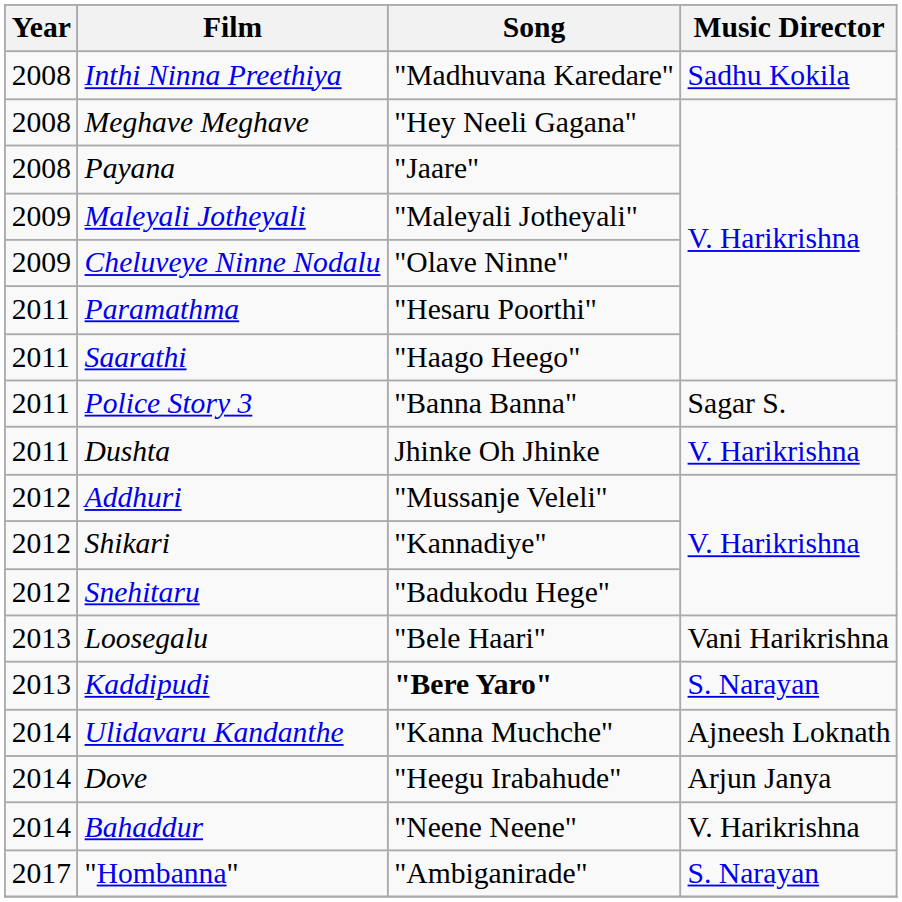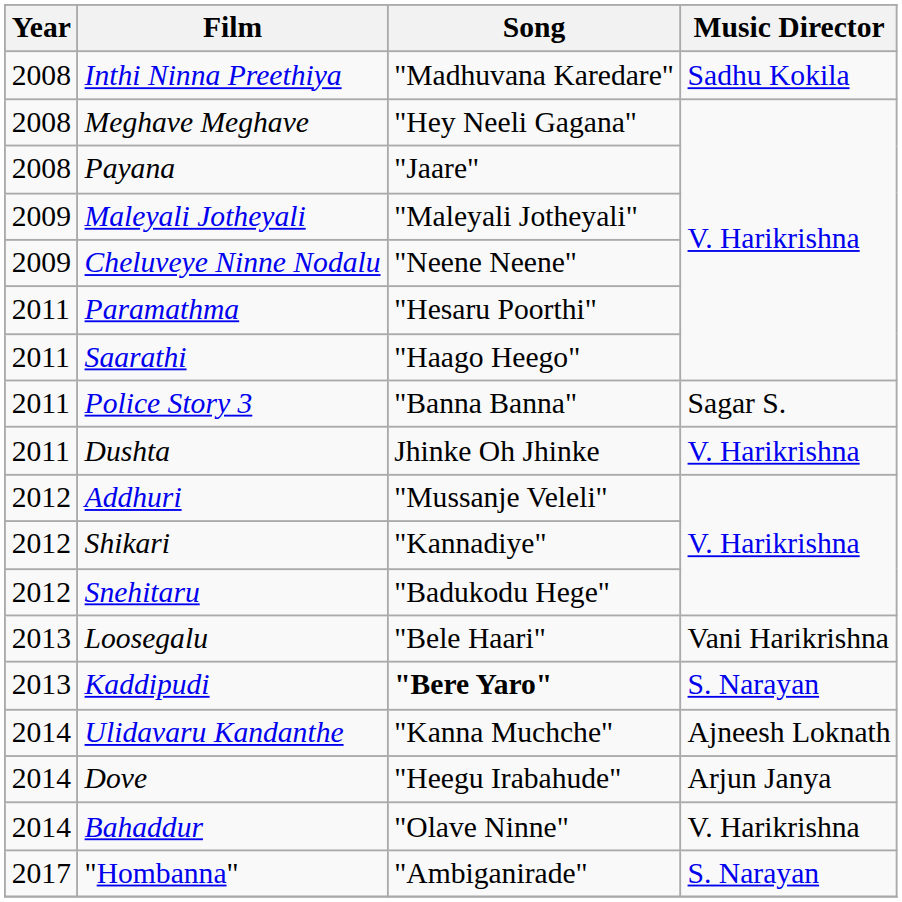(481, 262) "Olave Ninne" -> (486, 262) "Neene Neene"
(486, 826) "Neene Neene" -> (481, 826) "Olave Ninne"
